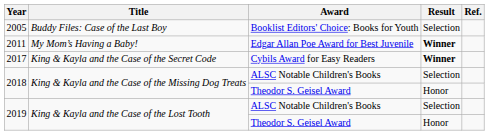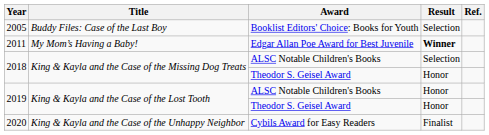- row: (17, 59)
(441, 106) Selection -> (436, 91) Honor
+ row: (17, 122)
